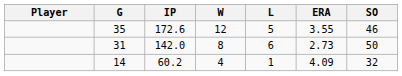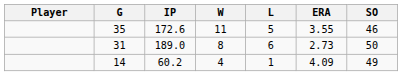(220, 29) 12 -> (220, 29) 11
(170, 46) 142.0 -> (170, 46) 189.0
(372, 62) 32 -> (372, 62) 49
